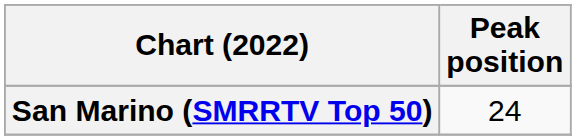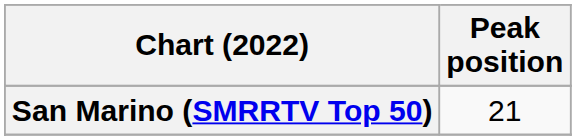(505, 109) 24 -> (505, 109) 21
